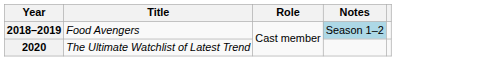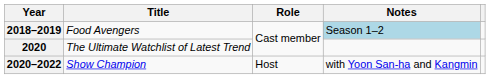+ row: (34, 64)
